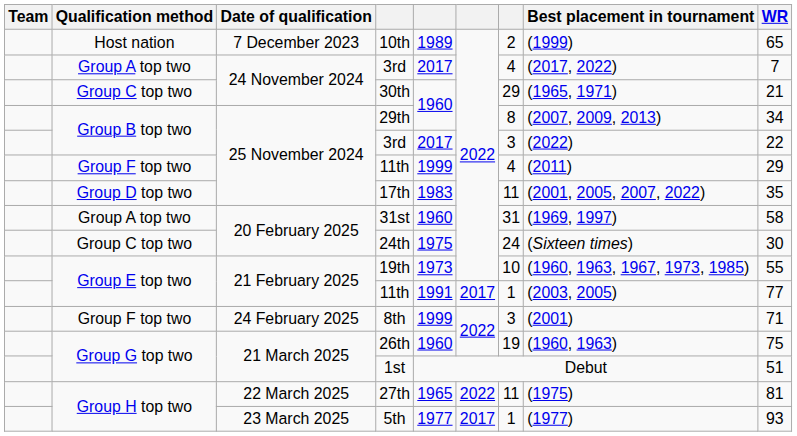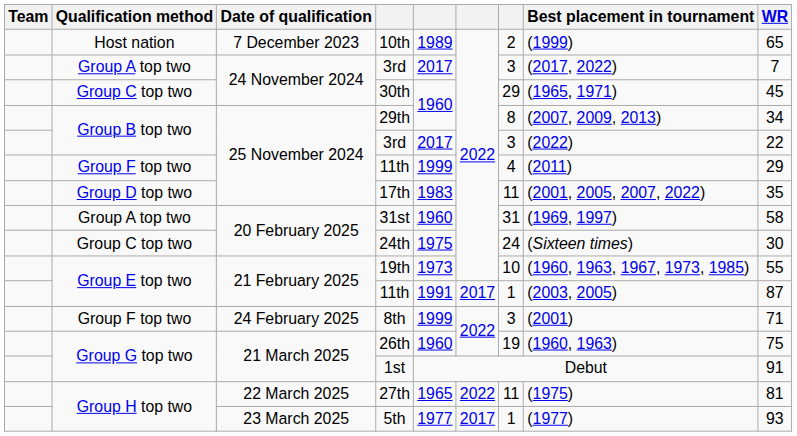(511, 67) 4 -> (511, 67) 3
(775, 92) 21 -> (775, 92) 45
(775, 293) 77 -> (775, 293) 87
(775, 368) 51 -> (775, 368) 91
